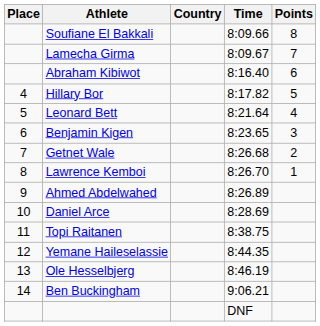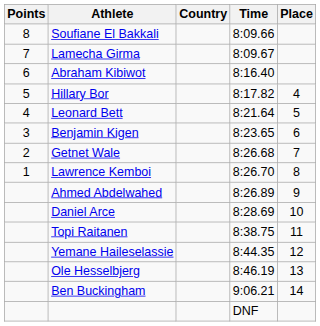columns swapped: (24, 14) <-> (294, 14)
